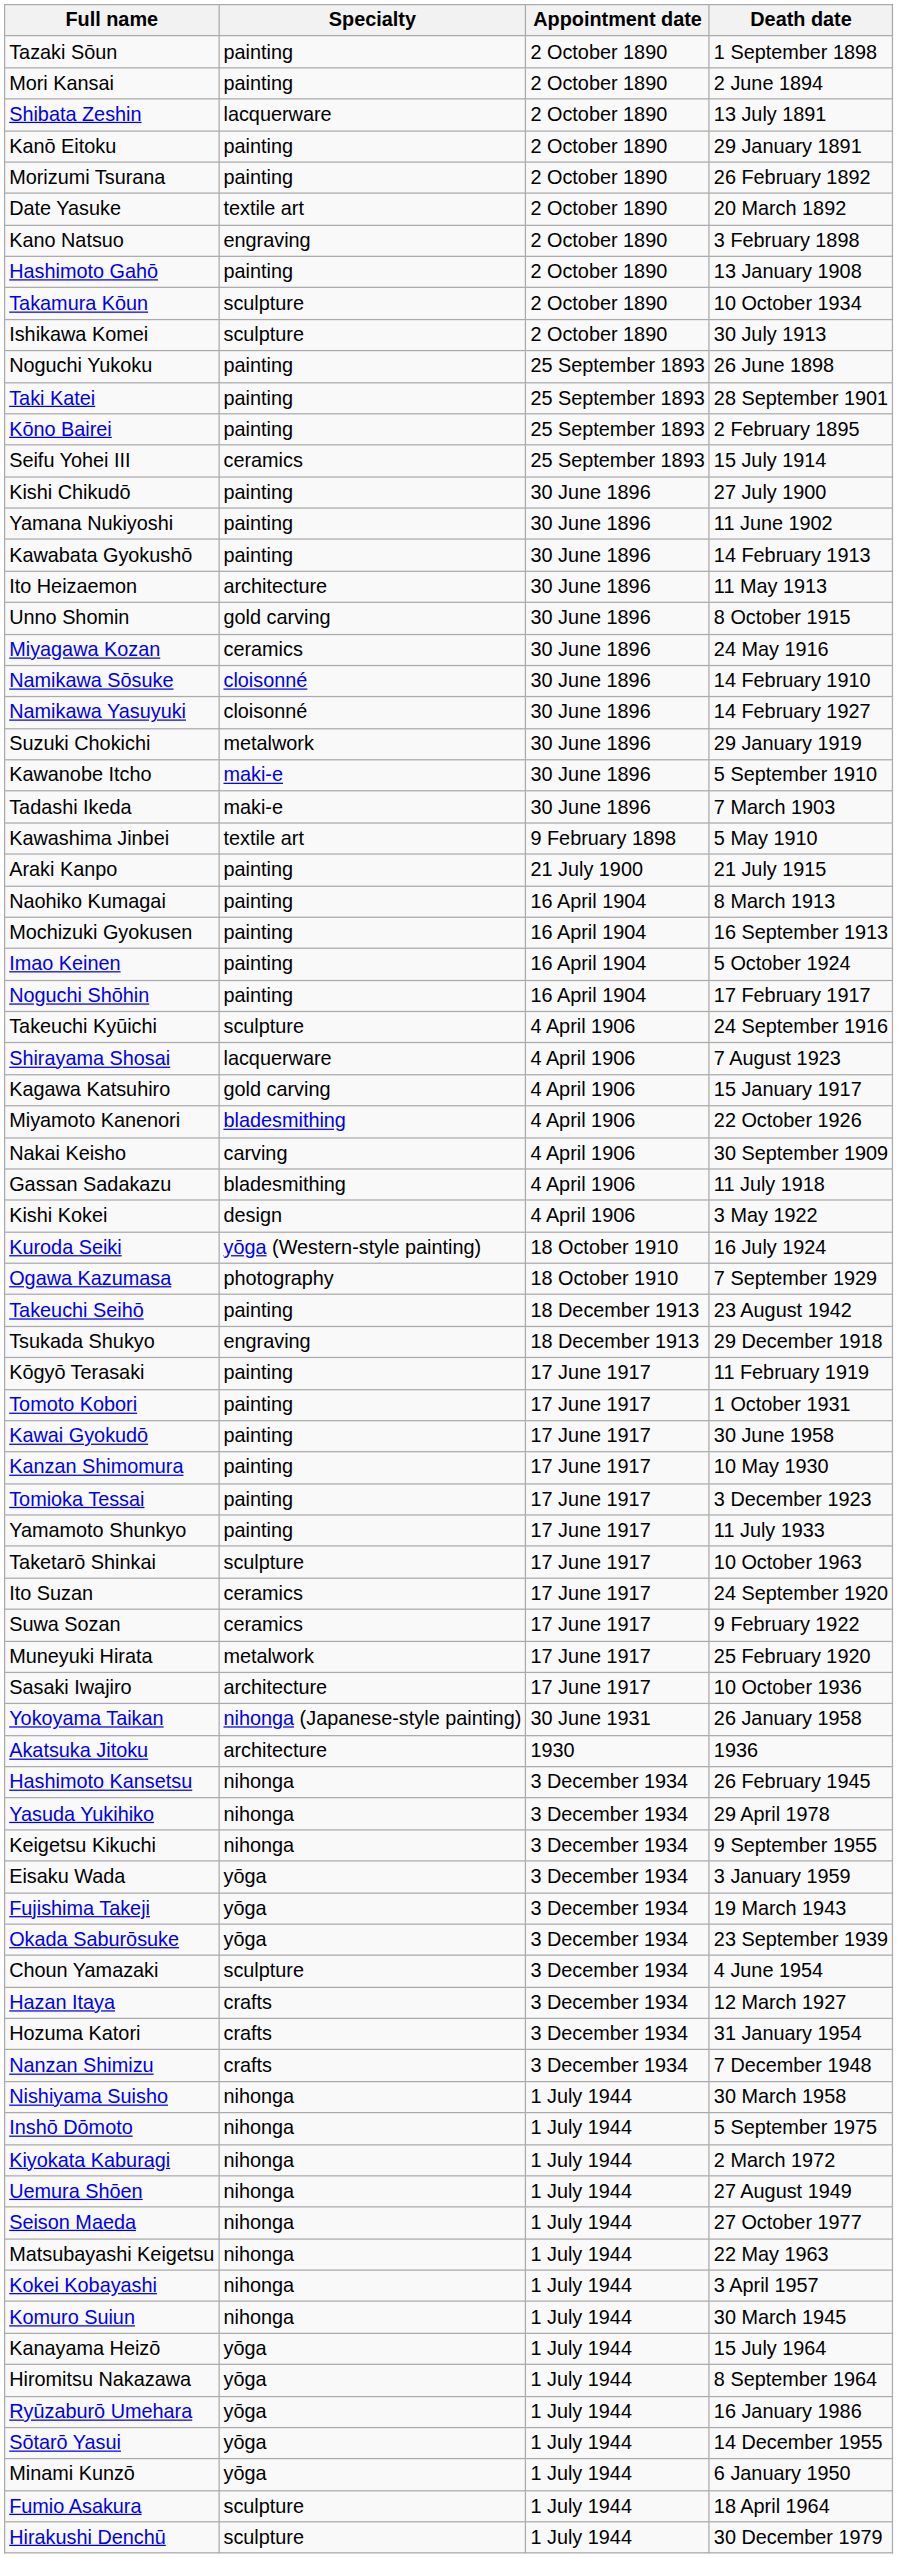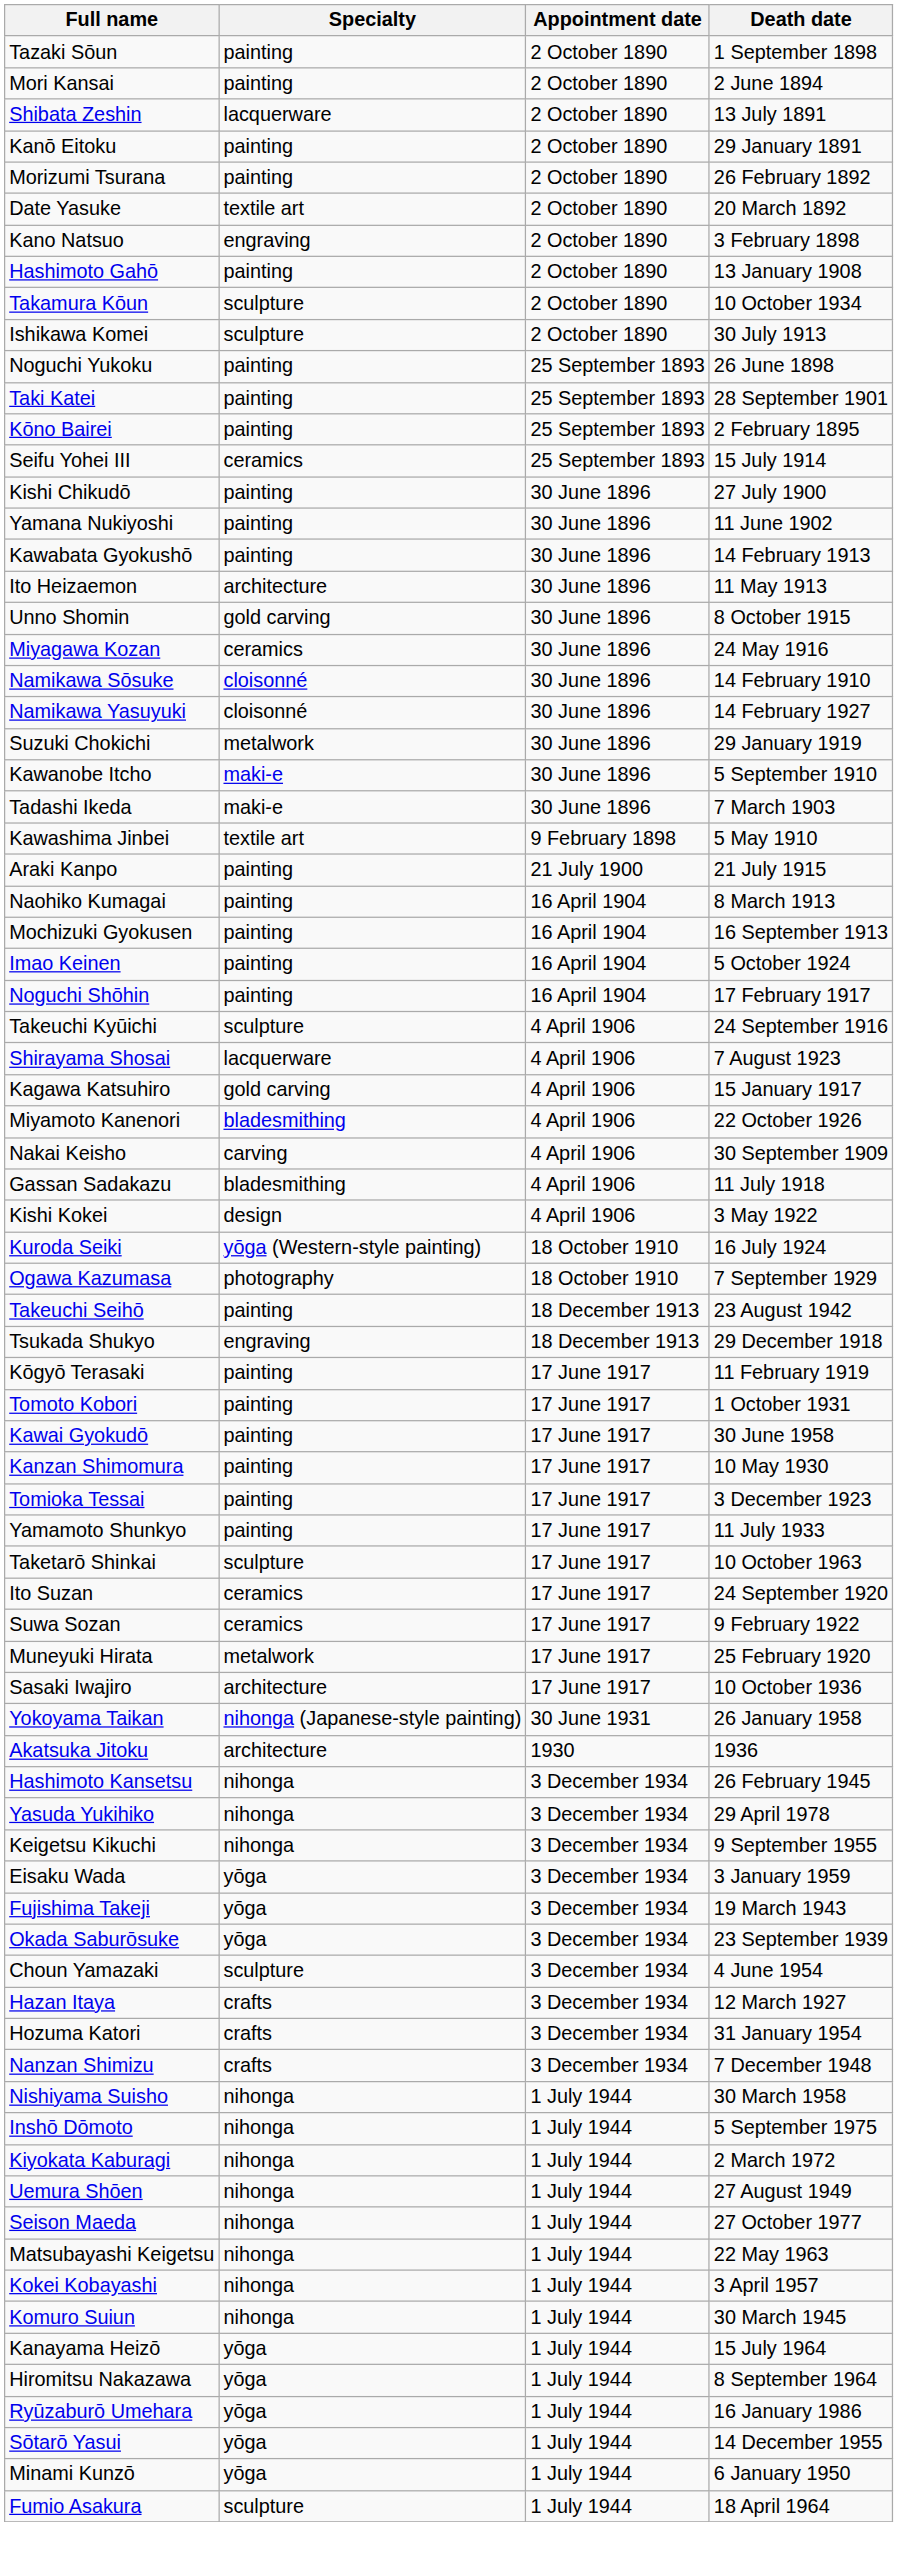- row: (87, 2537)
